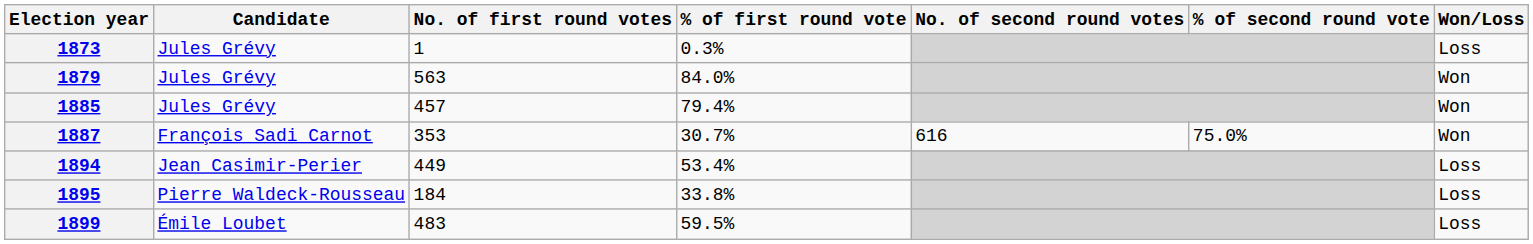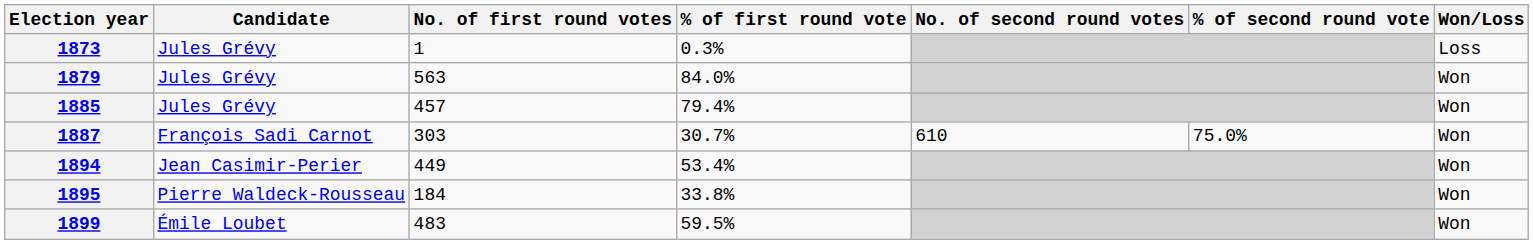(430, 136) 353 -> (430, 136) 303
(931, 136) 616 -> (931, 136) 610
(1460, 166) Loss -> (1454, 166) Won
(1460, 195) Loss -> (1454, 195) Won
(1460, 224) Loss -> (1454, 224) Won
